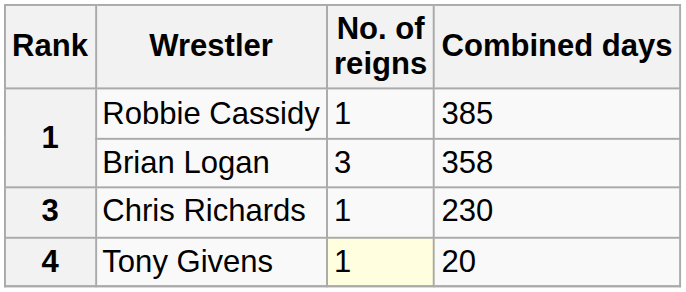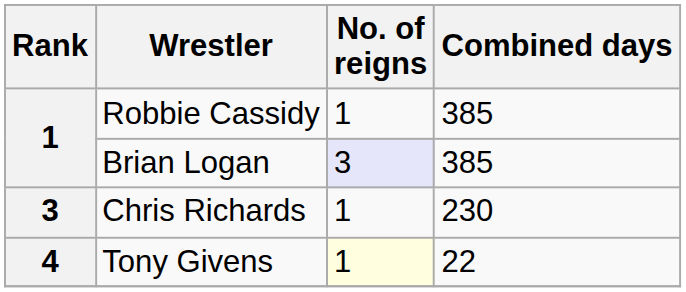(343, 162) no background -> (343, 162) lavender background
(467, 162) 358 -> (467, 162) 385
(459, 260) 20 -> (459, 260) 22
